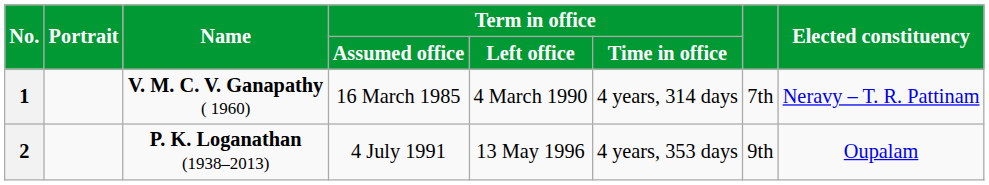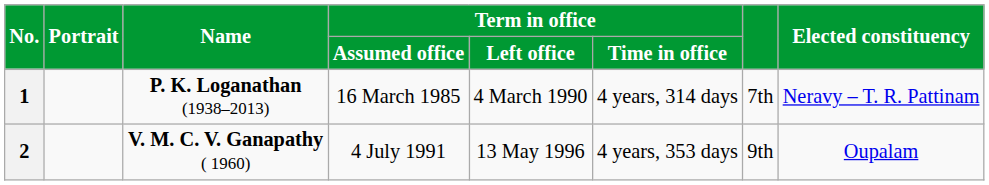(226, 96) V. M. C. V. Ganapathy ( 1960) -> (226, 96) P. K. Loganathan (1938–2013)
(226, 151) P. K. Loganathan (1938–2013) -> (226, 151) V. M. C. V. Ganapathy ( 1960)
